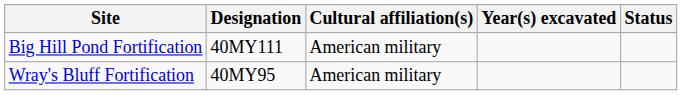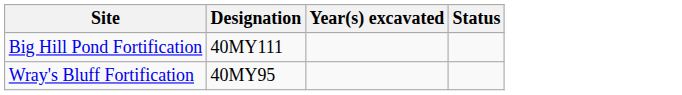- column: (391, 18)
